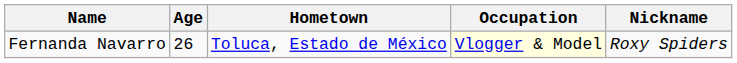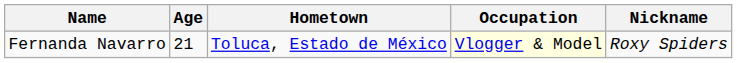(183, 45) 26 -> (183, 45) 21
